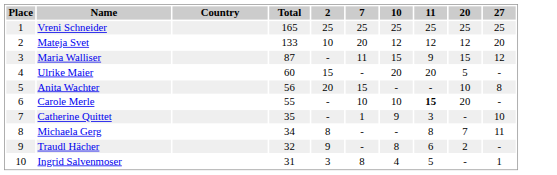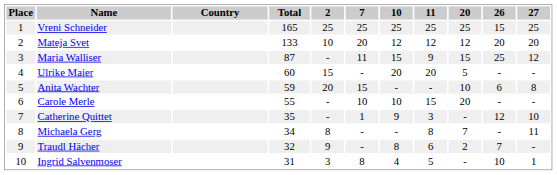+ column: (499, 13)
(289, 87) 56 -> (289, 87) 59
(431, 102) bold -> (431, 102) normal
